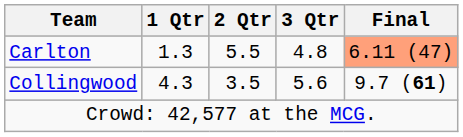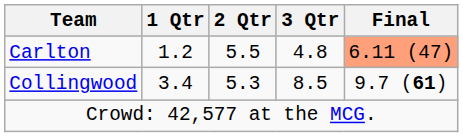(176, 52) 1.3 -> (176, 52) 1.2
(176, 84) 4.3 -> (176, 84) 3.4
(243, 84) 3.5 -> (243, 84) 5.3
(310, 84) 5.6 -> (310, 84) 8.5
